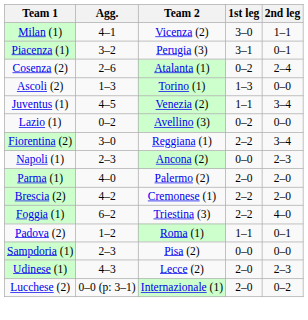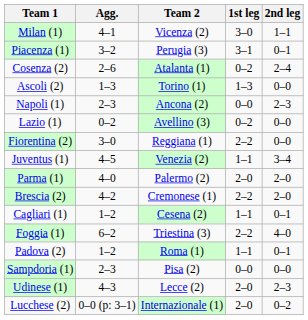rows swapped: (40, 159) <-> (40, 104)
(282, 141) 3–4 -> (282, 141) 0–0
+ row: (40, 214)
